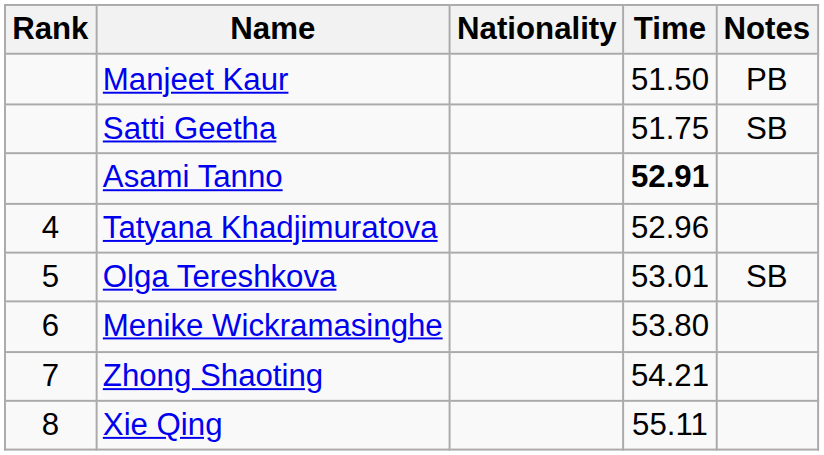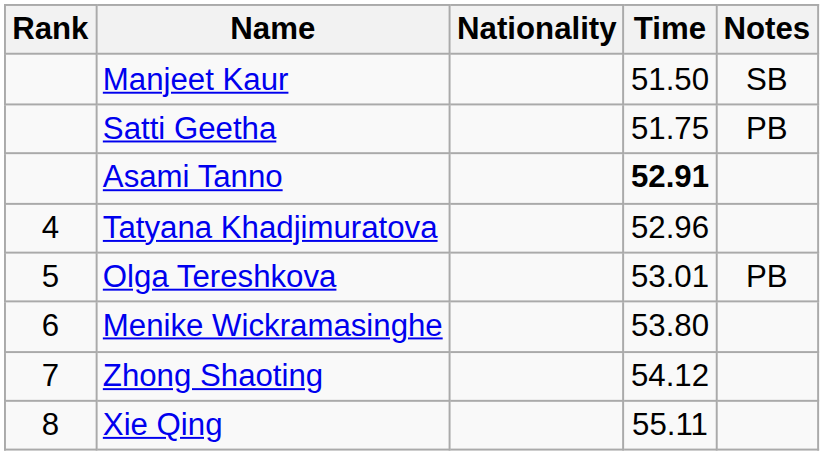(767, 78) PB -> (767, 78) SB
(767, 128) SB -> (767, 128) PB
(767, 276) SB -> (767, 276) PB
(670, 375) 54.21 -> (670, 375) 54.12
